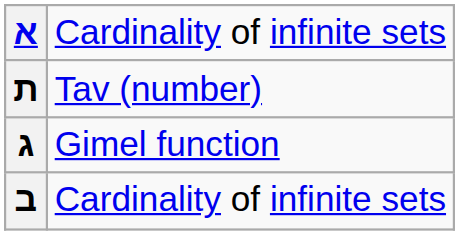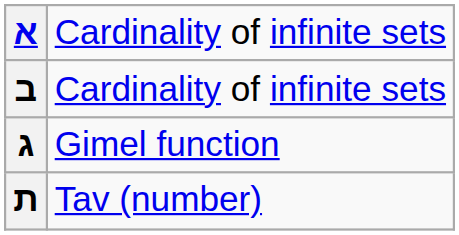rows swapped: (26, 199) <-> (26, 88)
